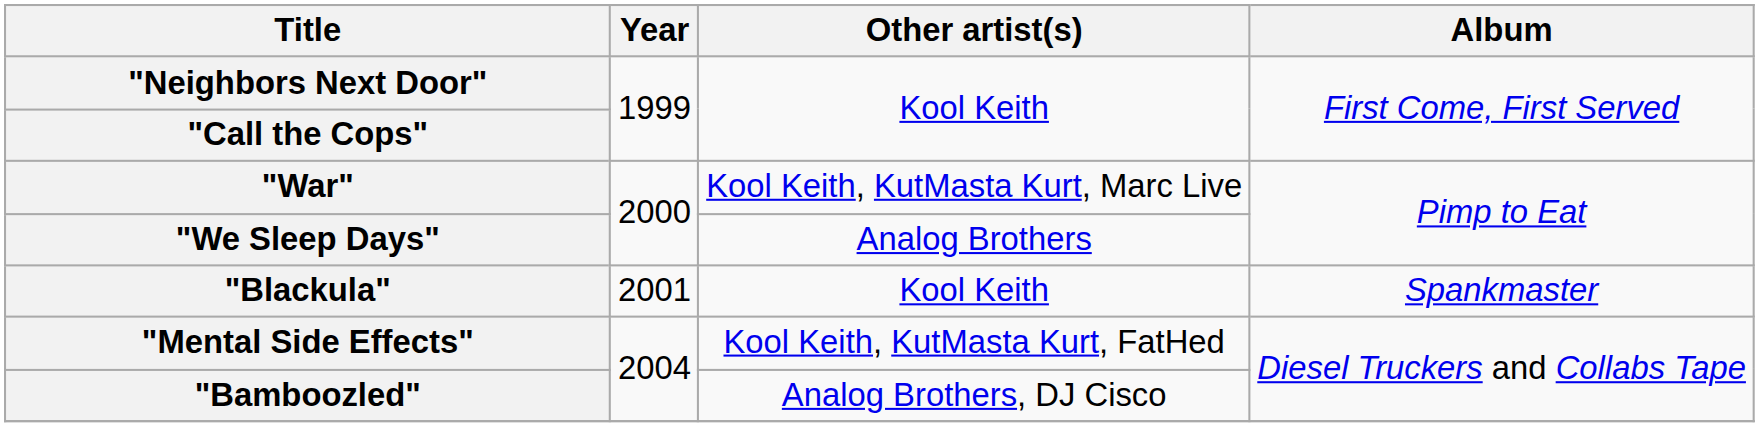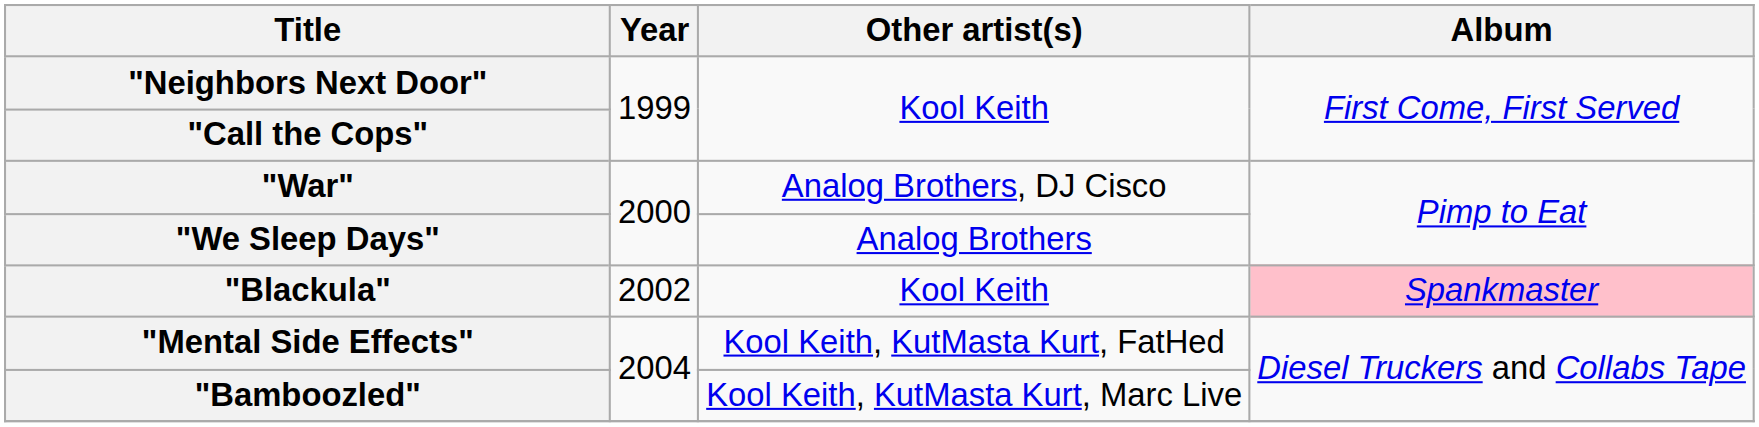(974, 186) Kool Keith, KutMasta Kurt, Marc Live -> (974, 186) Analog Brothers, DJ Cisco
(655, 290) 2001 -> (655, 290) 2002
(1502, 290) no background -> (1502, 290) pink background
(974, 394) Analog Brothers, DJ Cisco -> (974, 394) Kool Keith, KutMasta Kurt, Marc Live
